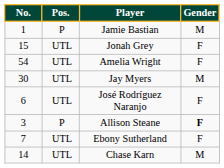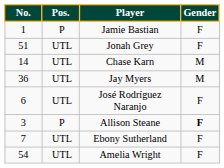(200, 30) M -> (200, 30) F
(23, 46) 15 -> (23, 46) 51
rows swapped: (130, 155) <-> (130, 62)
(23, 78) 30 -> (23, 78) 36
